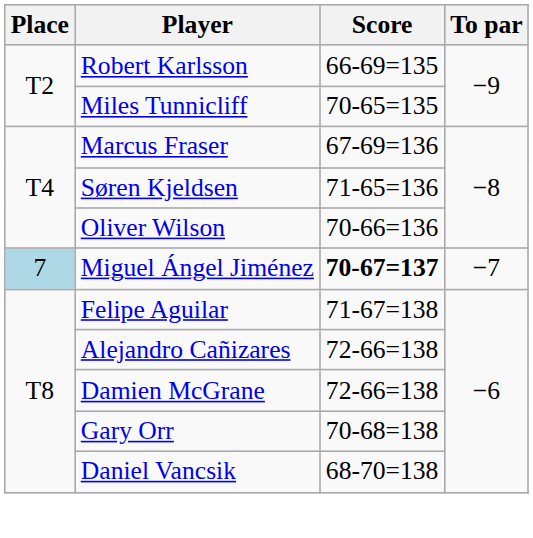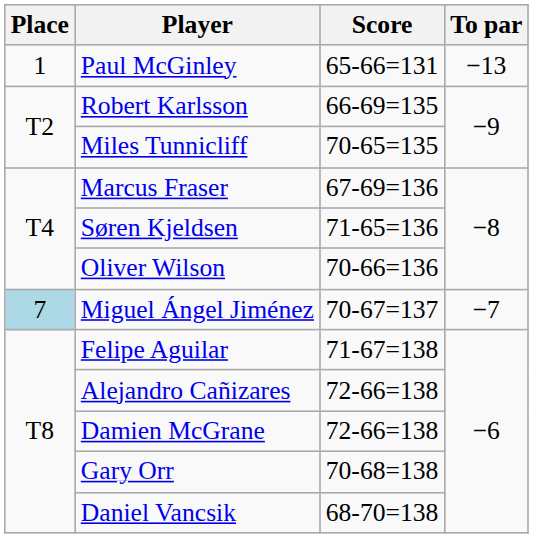+ row: (159, 65)
(382, 268) bold -> (382, 308) normal
